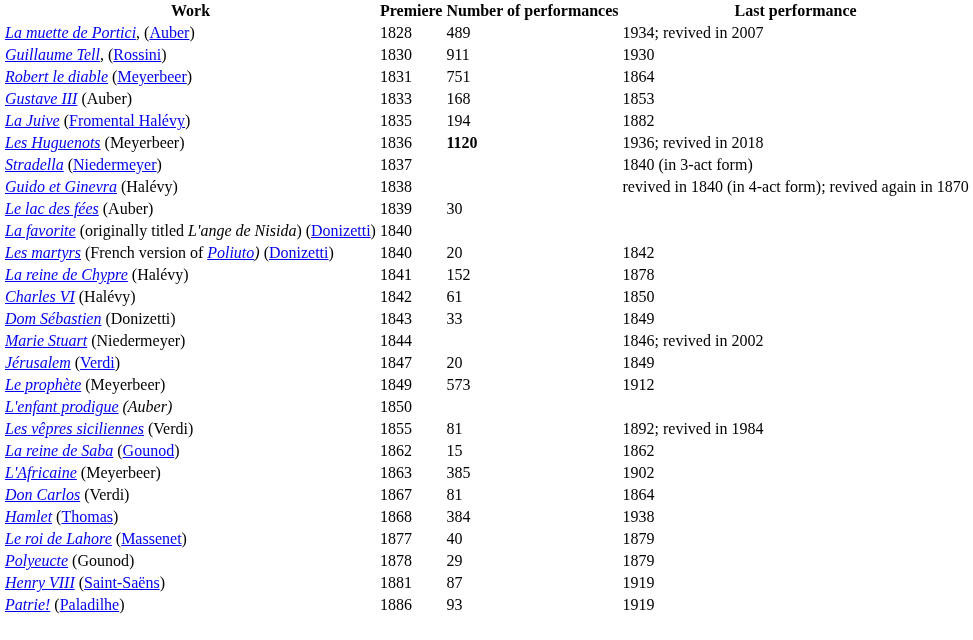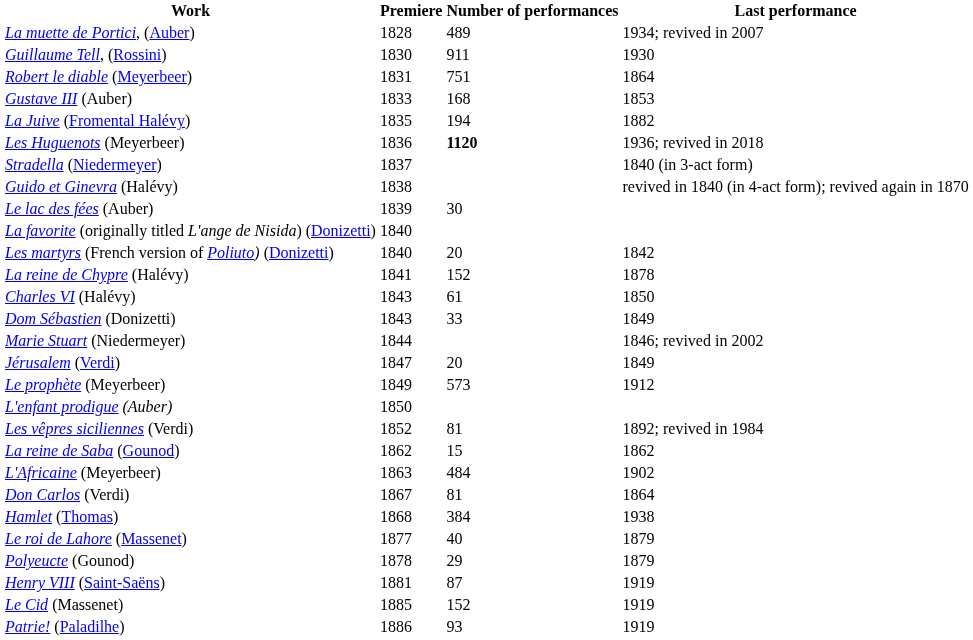(396, 296) 1842 -> (396, 296) 1843
(396, 428) 1855 -> (396, 428) 1852
(458, 472) 385 -> (458, 472) 484
+ row: (64, 604)
